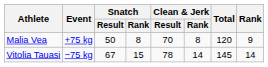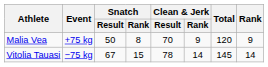(198, 40) 8 -> (198, 40) 9
